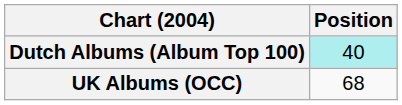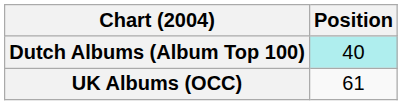(353, 83) 68 -> (353, 83) 61
